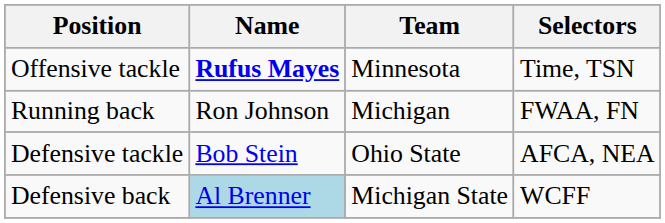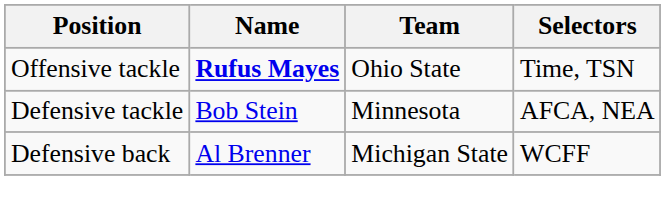(406, 68) Minnesota -> (406, 68) Ohio State
- row: (83, 111)
(406, 153) Ohio State -> (406, 111) Minnesota
(253, 196) lightblue background -> (253, 153) no background
